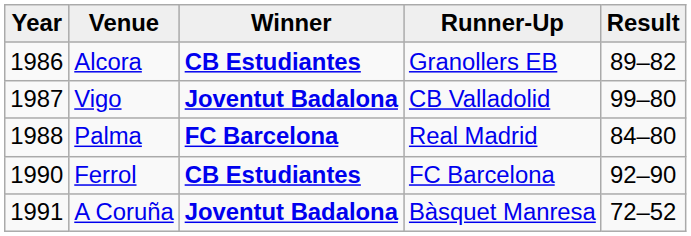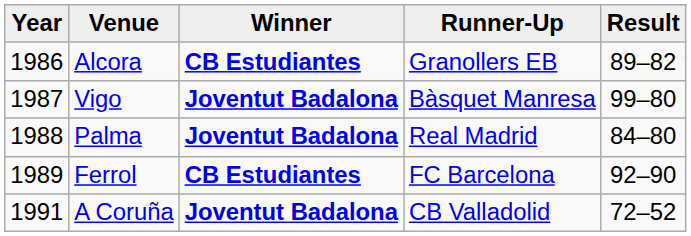(480, 99) CB Valladolid -> (502, 99) Bàsquet Manresa
(262, 136) FC Barcelona -> (291, 136) Joventut Badalona
(37, 174) 1990 -> (37, 174) 1989
(502, 212) Bàsquet Manresa -> (480, 212) CB Valladolid
